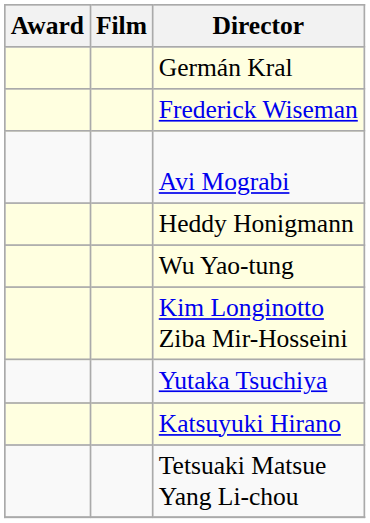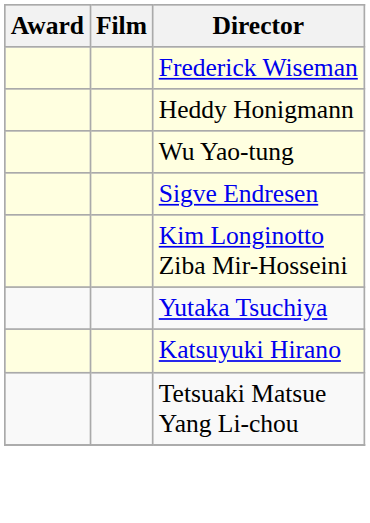- row: (226, 67)
- row: (224, 182)
+ row: (238, 194)
